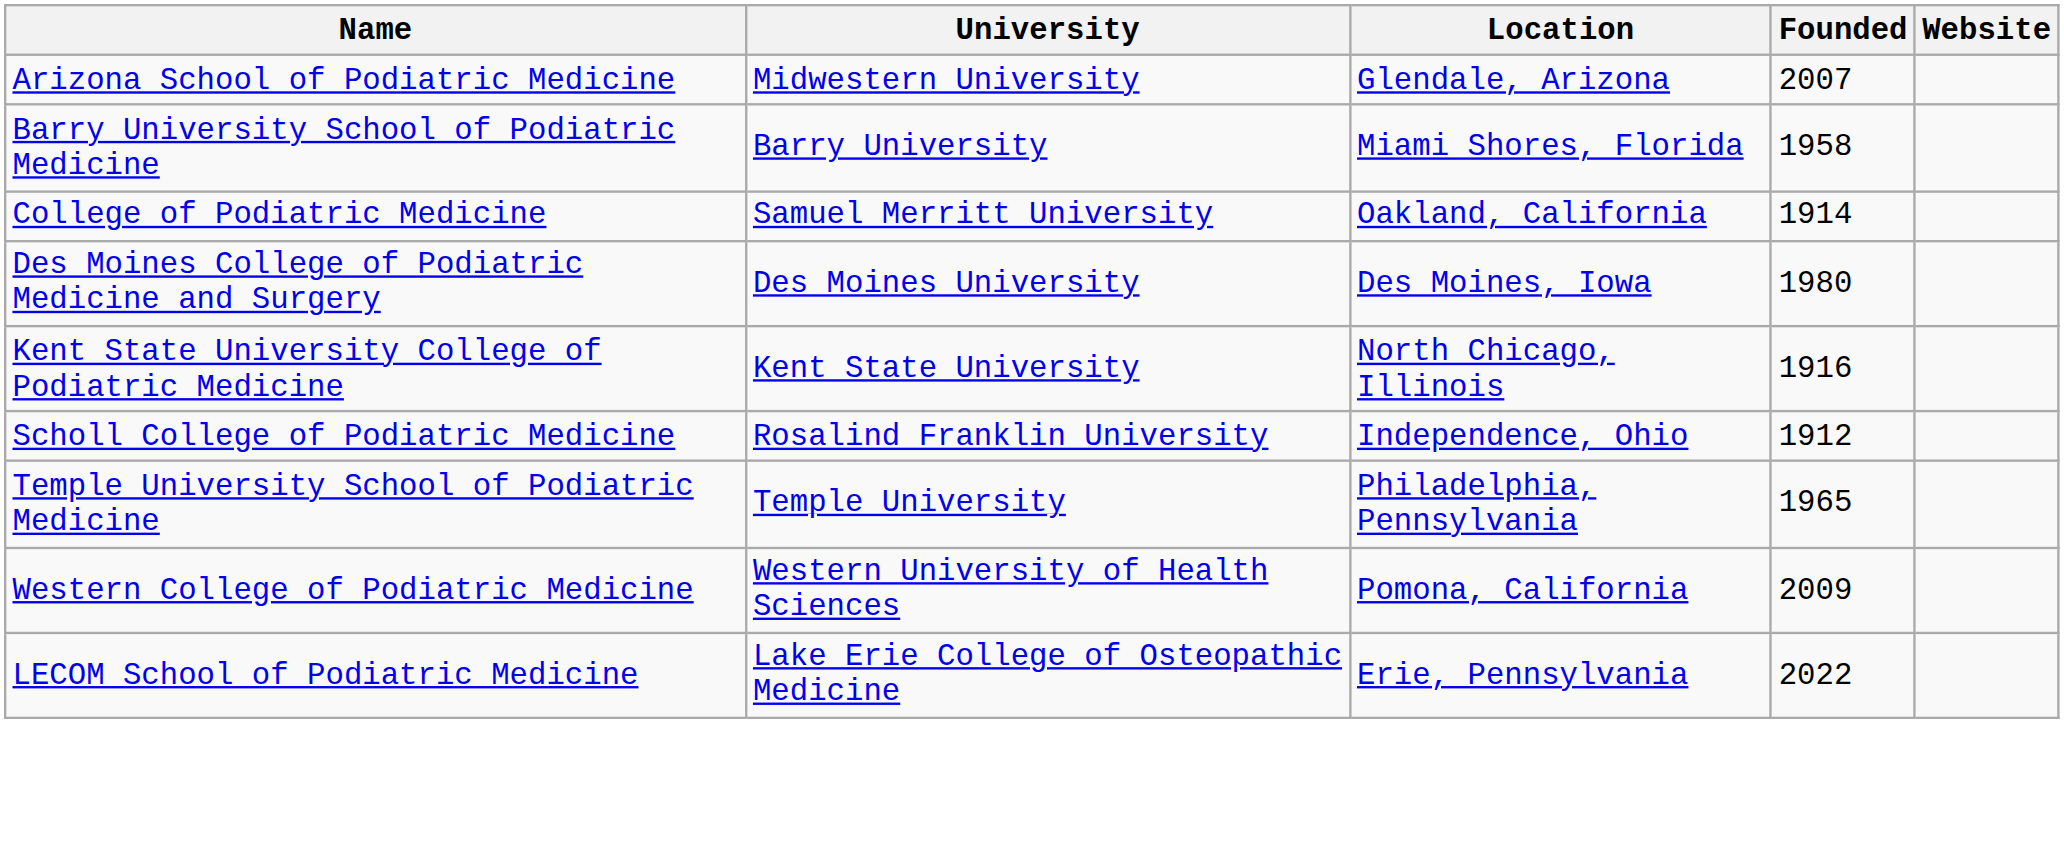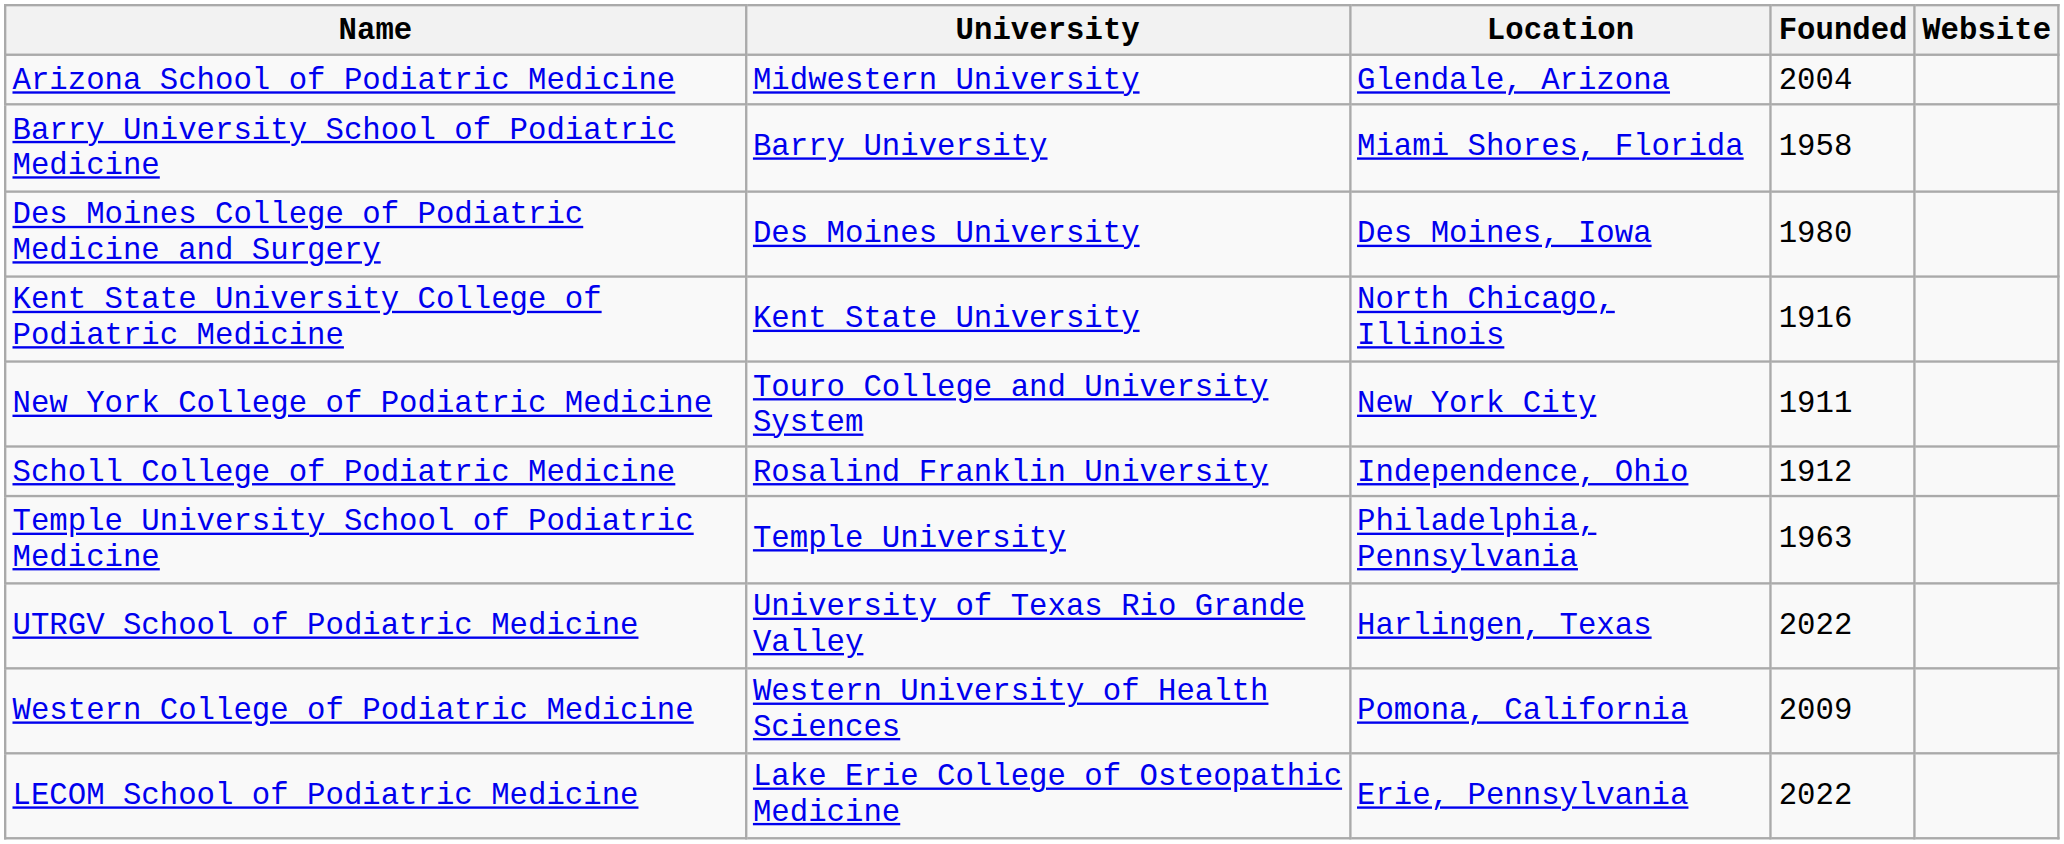(1815, 80) 2007 -> (1815, 80) 2004
- row: (279, 216)
+ row: (362, 404)
(1815, 504) 1965 -> (1815, 539) 1963
+ row: (325, 625)
